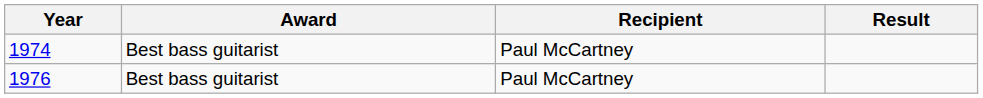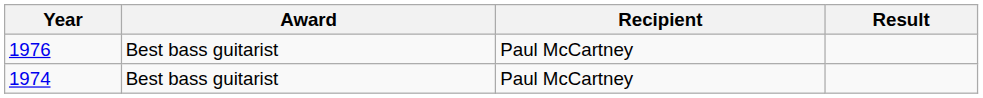rows swapped: (30, 49) <-> (30, 79)
